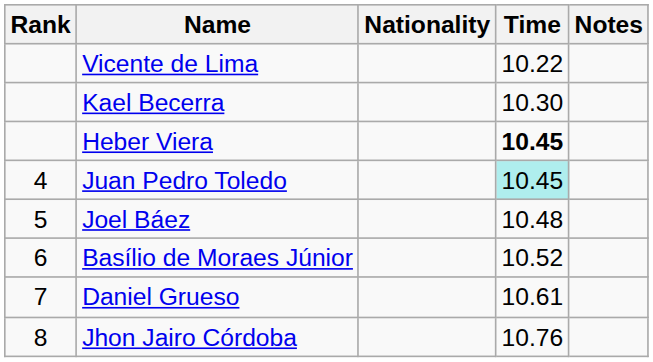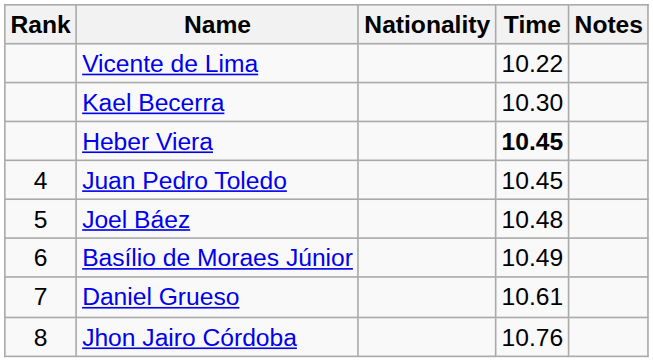(532, 180) paleturquoise background -> (532, 180) no background
(532, 258) 10.52 -> (532, 258) 10.49
